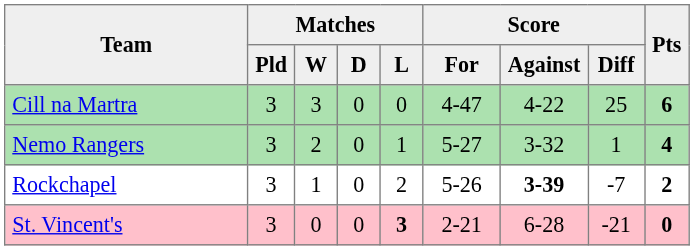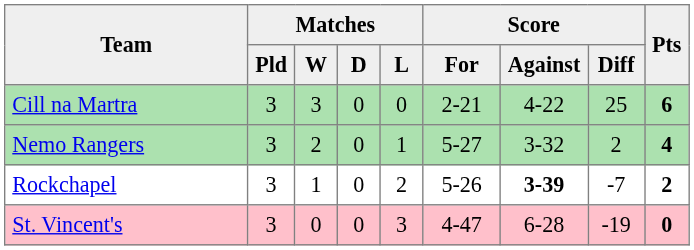(462, 104) 4-47 -> (462, 104) 2-21
(616, 144) 1 -> (616, 144) 2
(402, 224) bold -> (402, 224) normal
(462, 224) 2-21 -> (462, 224) 4-47
(616, 224) -21 -> (616, 224) -19
